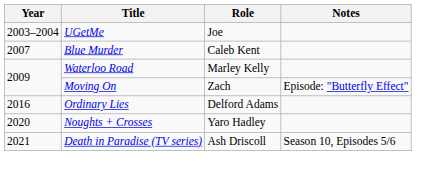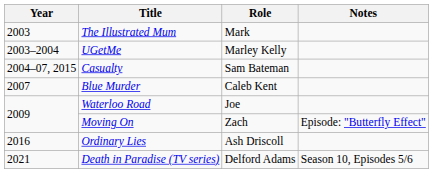+ row: (129, 31)
(215, 31) Joe -> (256, 50) Marley Kelly
+ row: (102, 68)
(238, 68) Marley Kelly -> (232, 104) Joe
(243, 104) Delford Adams -> (254, 141) Ash Driscoll
- row: (108, 123)
(237, 141) Ash Driscoll -> (260, 159) Delford Adams
